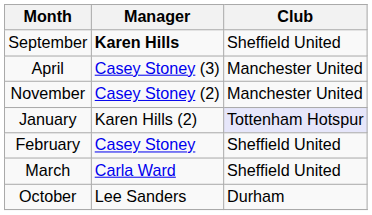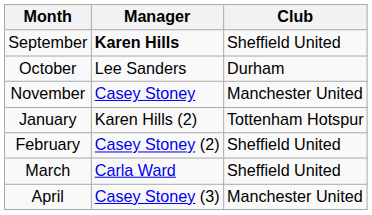rows swapped: (48, 196) <-> (48, 68)
(157, 94) Casey Stoney (2) -> (145, 94) Casey Stoney
(295, 119) lavender background -> (295, 119) no background
(145, 145) Casey Stoney -> (157, 145) Casey Stoney (2)
